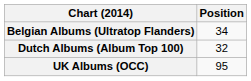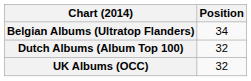(222, 66) 95 -> (222, 66) 32
